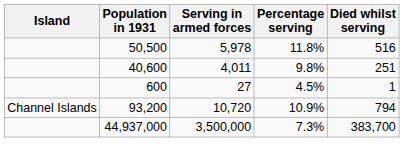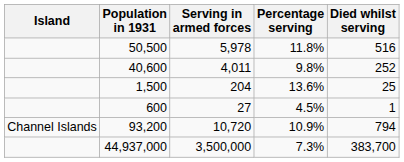(385, 68) 251 -> (385, 68) 252
+ row: (151, 87)
